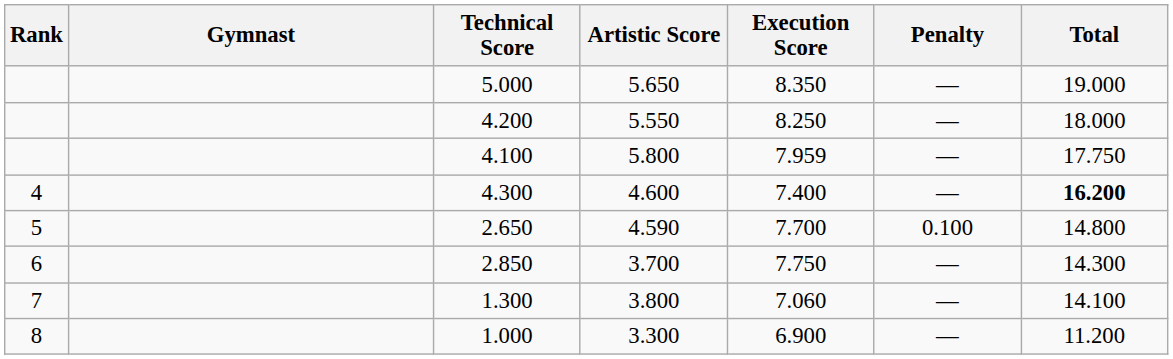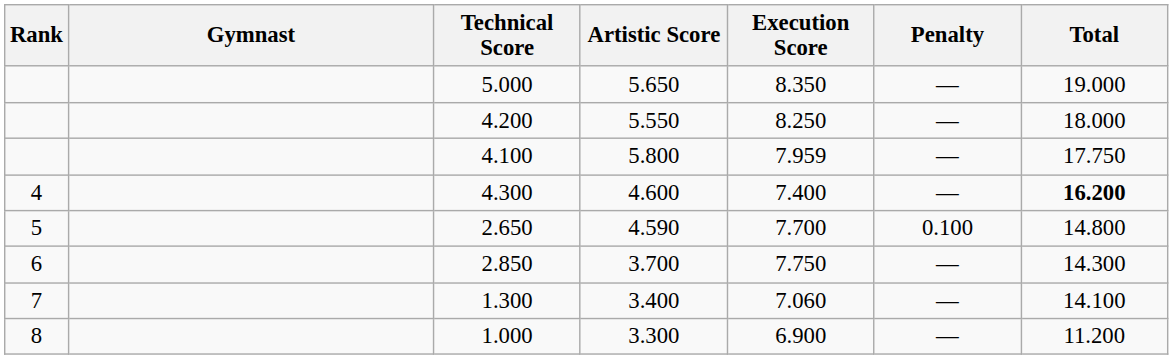(654, 300) 3.800 -> (654, 300) 3.400
